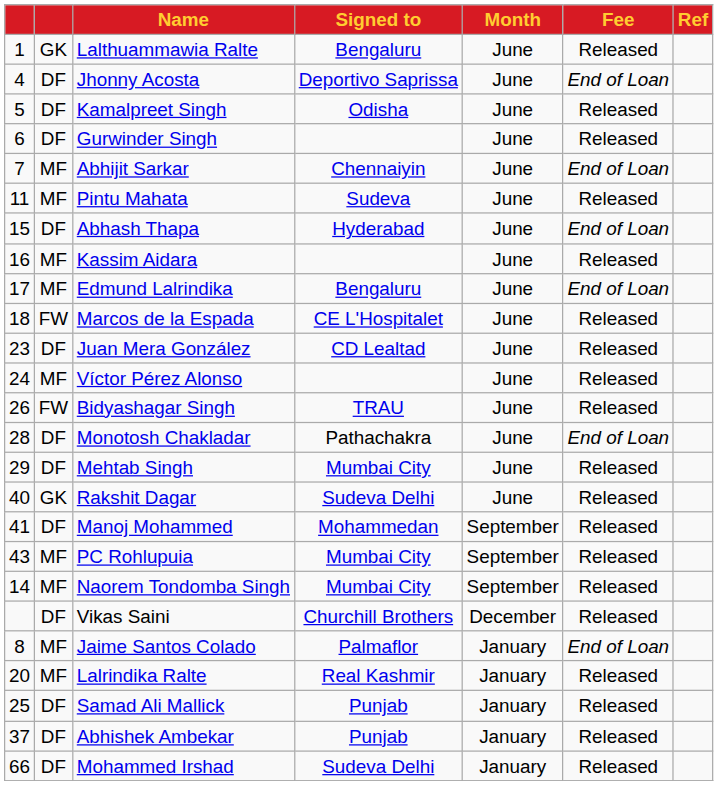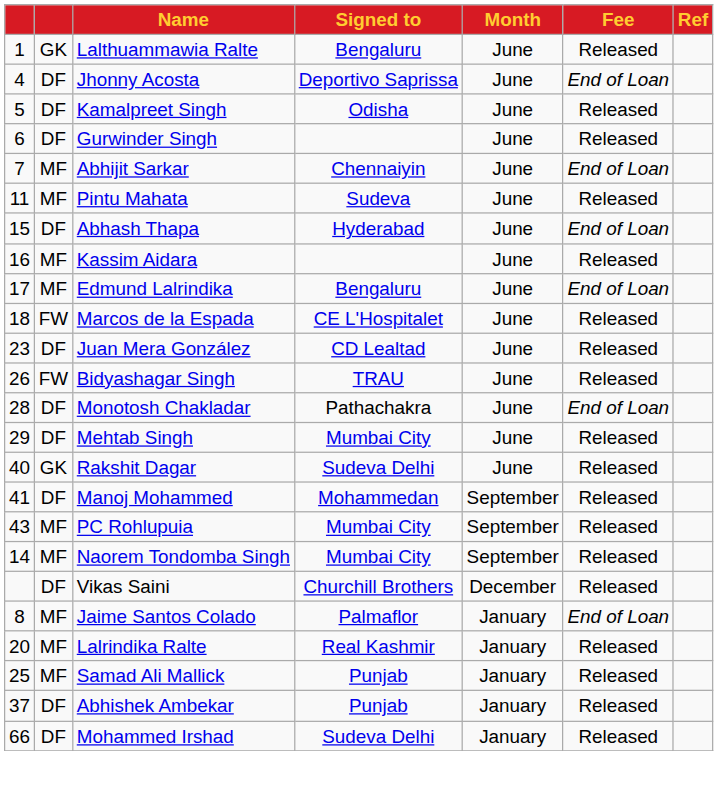- row: (159, 378)
(53, 706) DF -> (53, 676) MF
